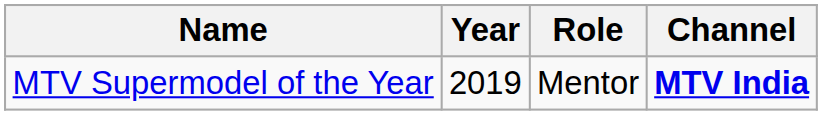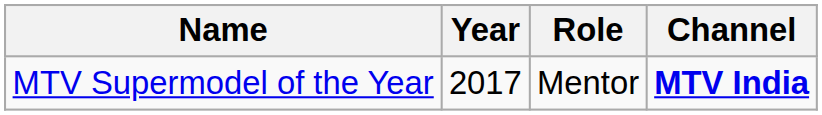(485, 82) 2019 -> (485, 82) 2017
